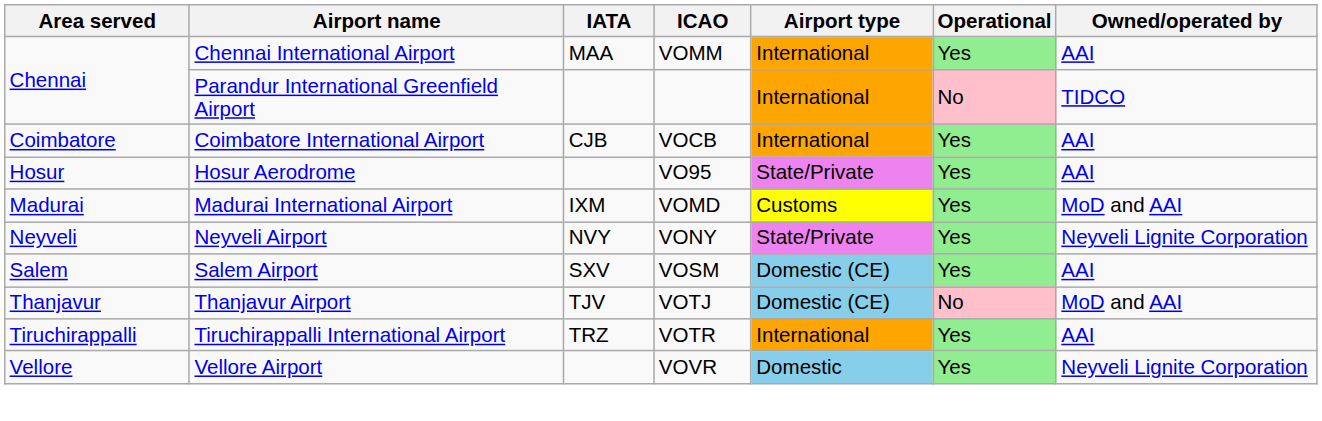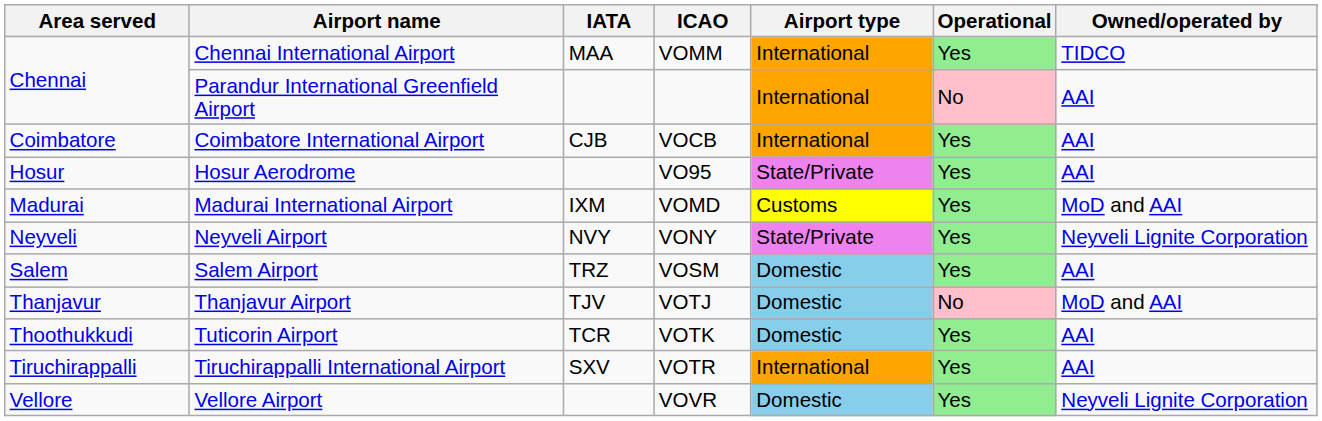(1078, 53) AAI -> (1093, 53) TIDCO
(1093, 97) TIDCO -> (1078, 97) AAI
(589, 270) SXV -> (589, 270) TRZ
(823, 270) Domestic (CE) -> (799, 270) Domestic
(823, 302) Domestic (CE) -> (799, 302) Domestic
+ row: (266, 335)
(589, 335) TRZ -> (589, 367) SXV
